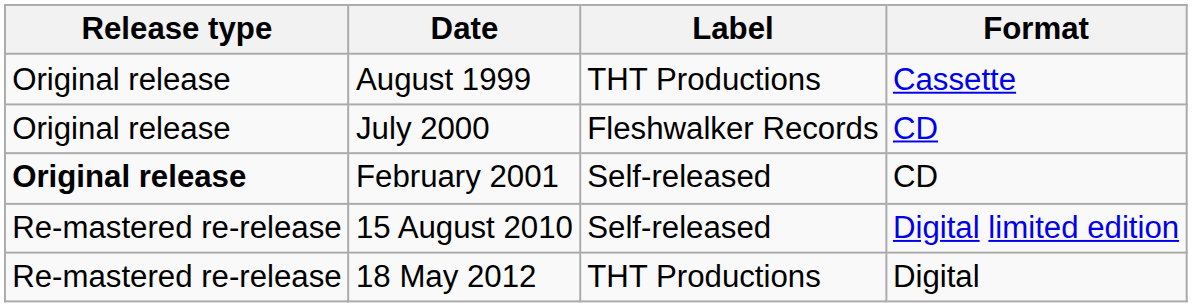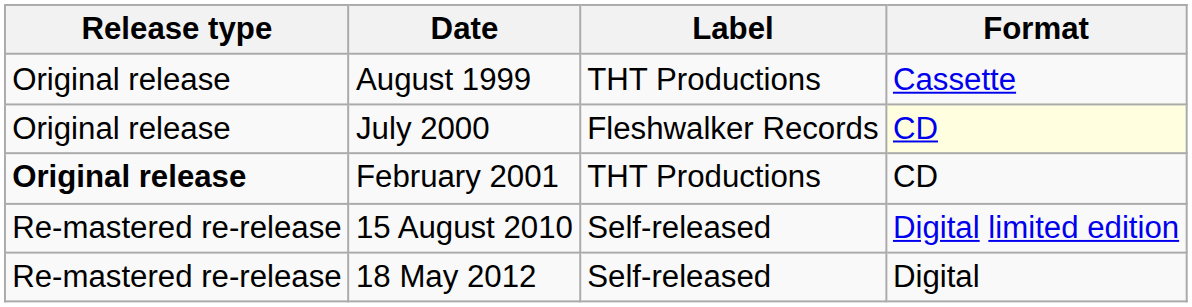(915, 128) no background -> (915, 128) lightyellow background
(679, 177) Self-released -> (704, 177) THT Productions
(704, 276) THT Productions -> (679, 276) Self-released
